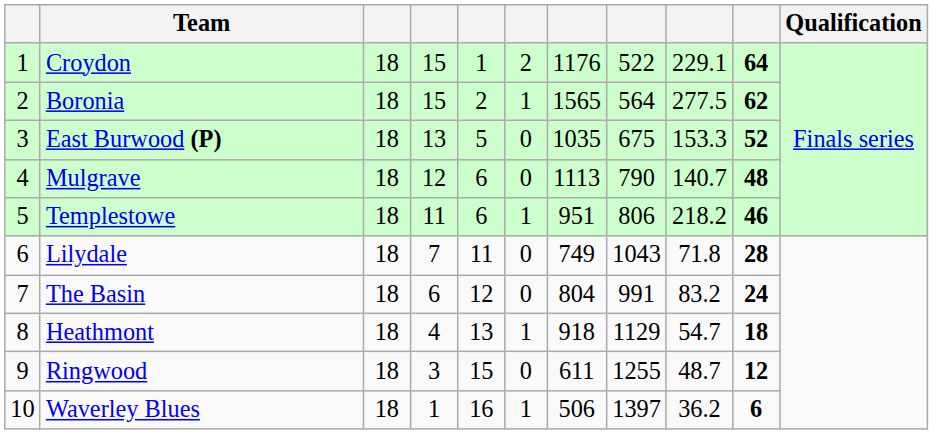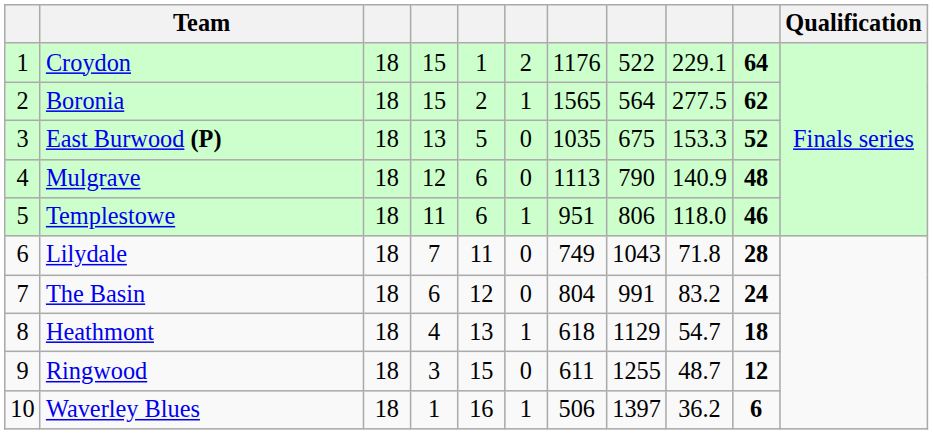(699, 178) 140.7 -> (699, 178) 140.9
(699, 216) 218.2 -> (699, 216) 118.0
(577, 332) 918 -> (577, 332) 618
